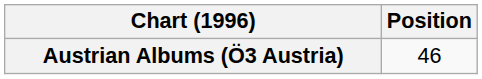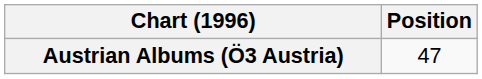(429, 55) 46 -> (429, 55) 47
